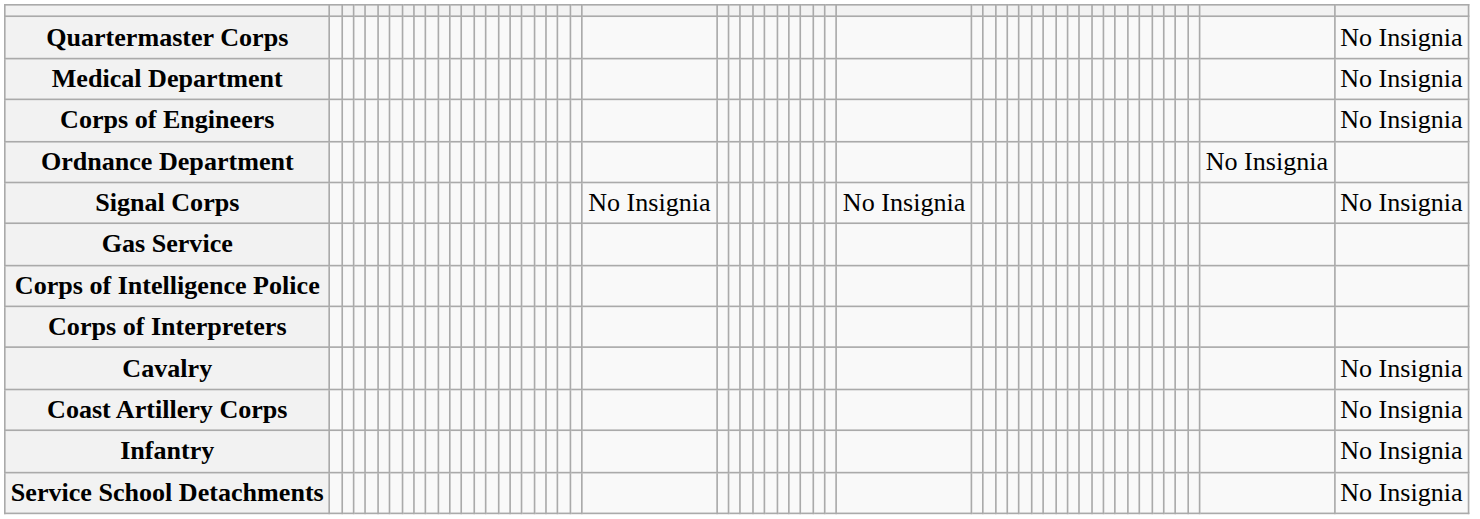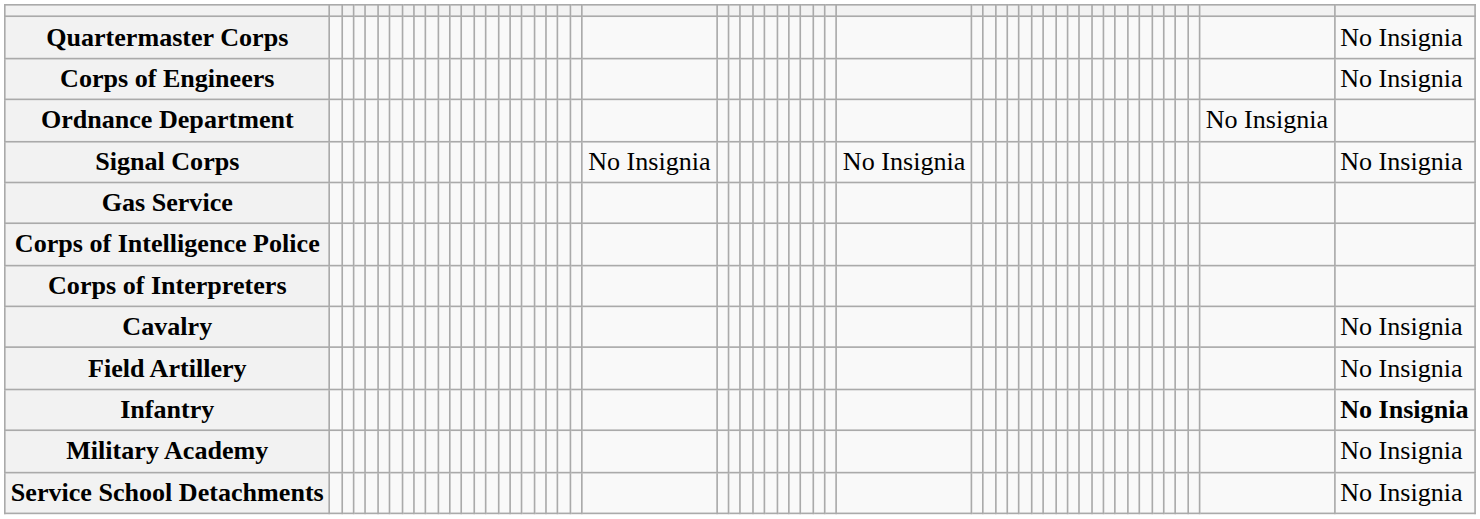- row: (167, 78)
+ row: (167, 368)
- row: (167, 409)
(1401, 450) normal -> (1404, 409) bold
+ row: (167, 450)
